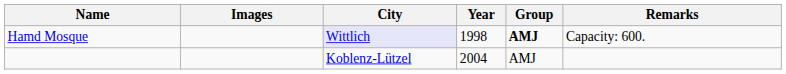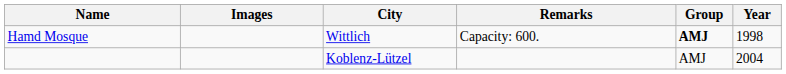columns swapped: (481, 15) <-> (672, 15)
(348, 36) lavender background -> (348, 36) no background
